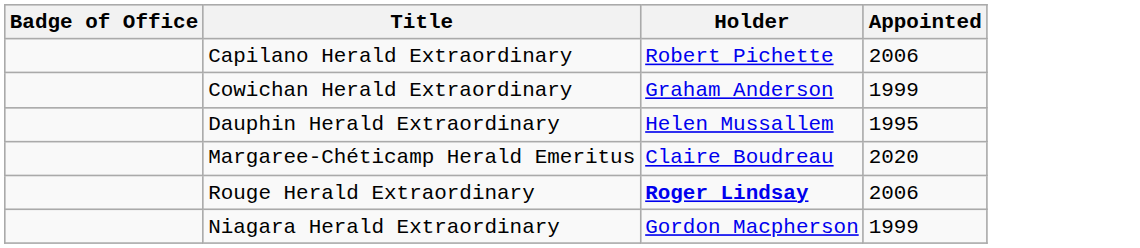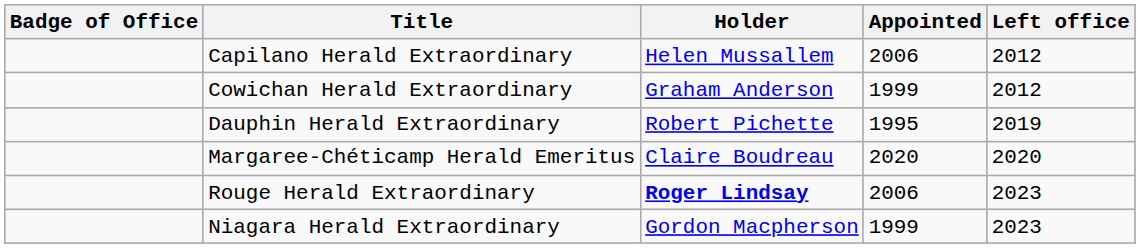+ column: (1061, 22)
(739, 56) Robert Pichette -> (739, 56) Helen Mussallem
(739, 124) Helen Mussallem -> (739, 124) Robert Pichette
